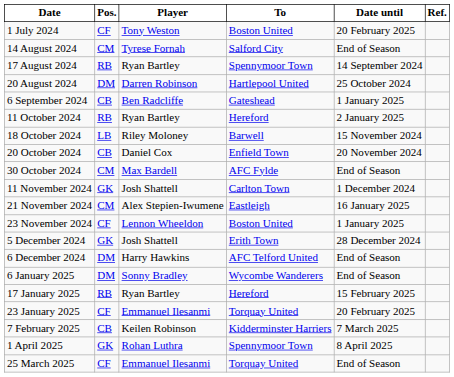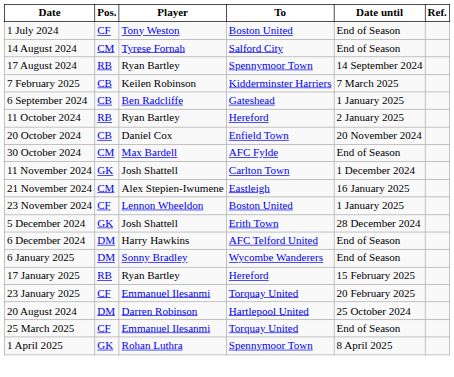(376, 30) 20 February 2025 -> (368, 30) End of Season
rows swapped: (42, 83) <-> (43, 328)
- row: (44, 135)
rows swapped: (41, 363) <-> (35, 345)
